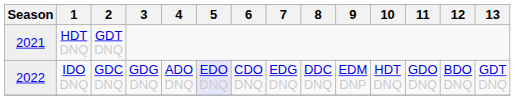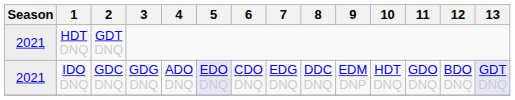(30, 77) 2022 -> (30, 77) 2021
(493, 77) no background -> (493, 77) lavender background
